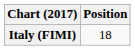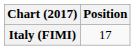(105, 34) 18 -> (105, 34) 17
